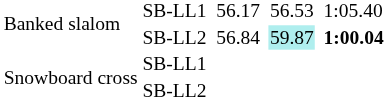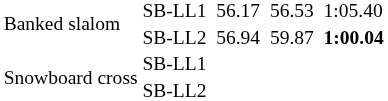(238, 37) 56.84 -> (238, 37) 56.94
(292, 37) paleturquoise background -> (292, 37) no background
